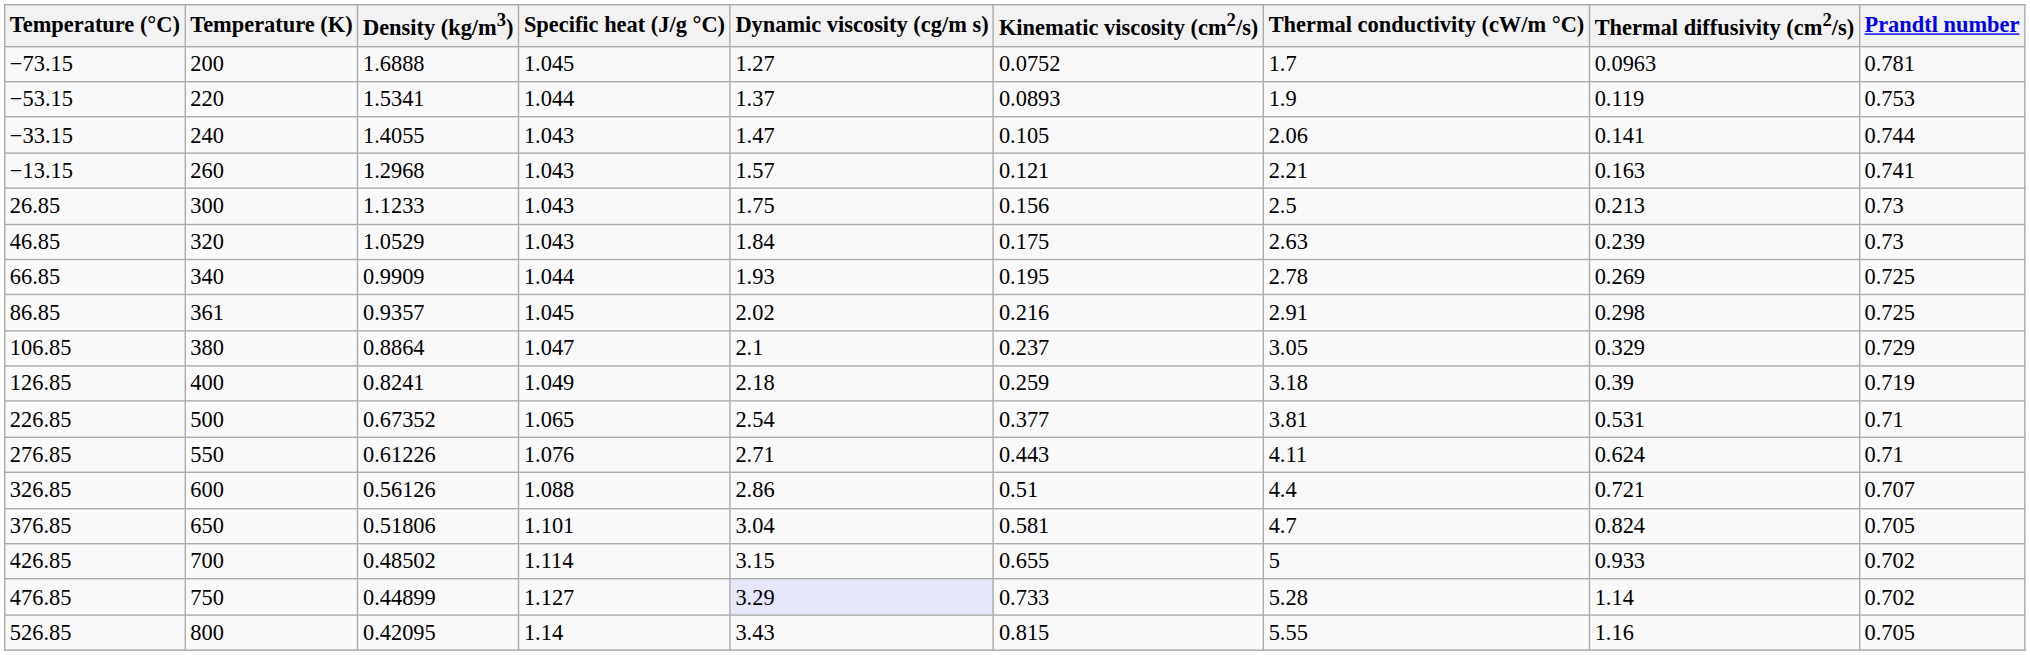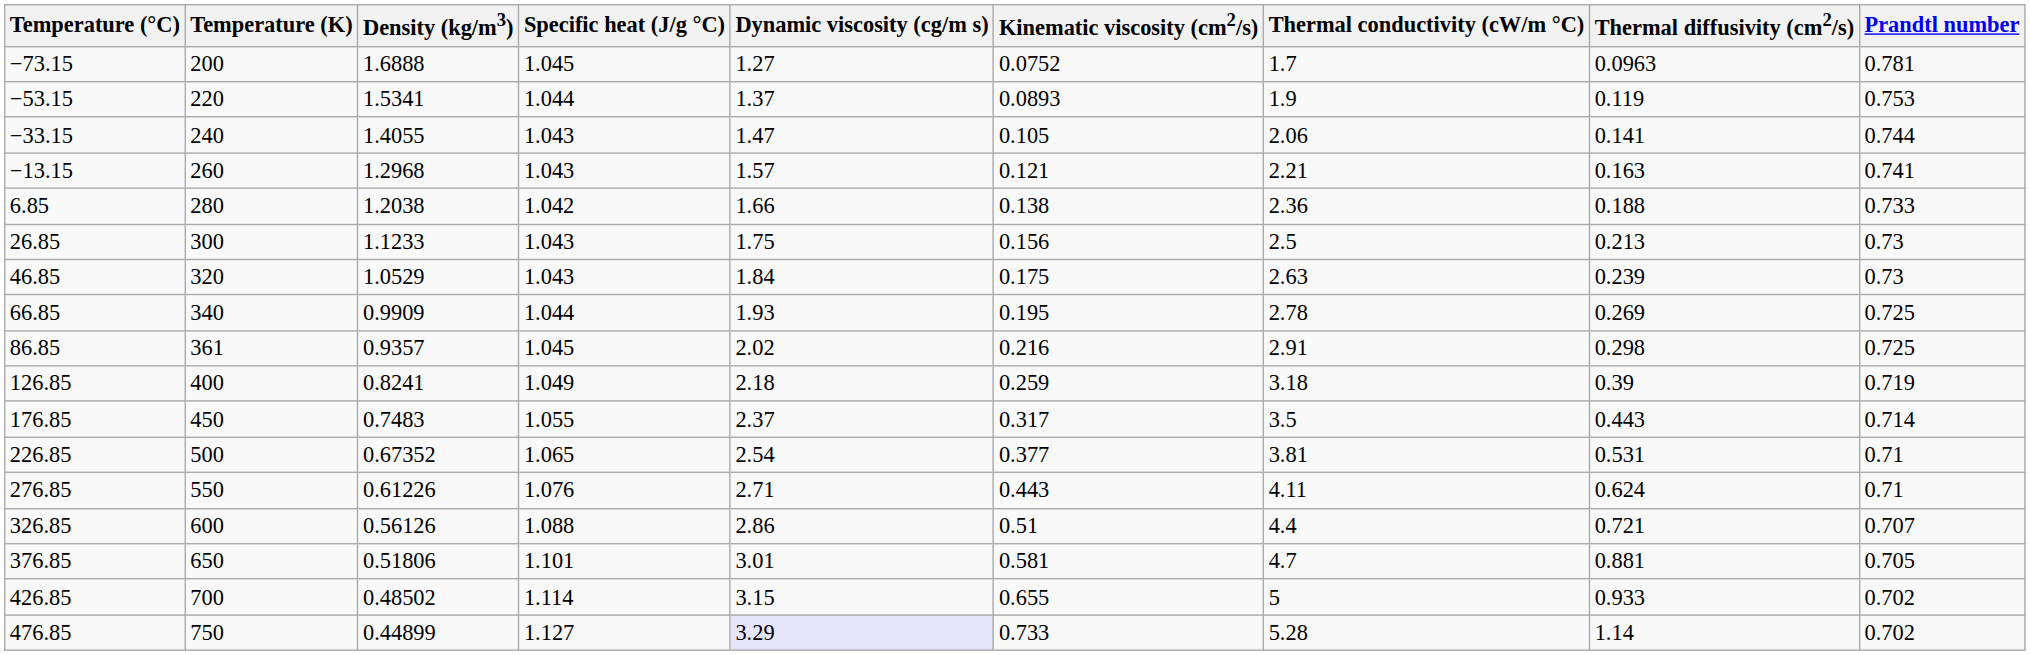+ row: (29, 205)
- row: (41, 348)
+ row: (41, 419)
(755, 525) 3.04 -> (755, 561) 3.01
(1620, 525) 0.824 -> (1620, 561) 0.881
- row: (41, 632)
